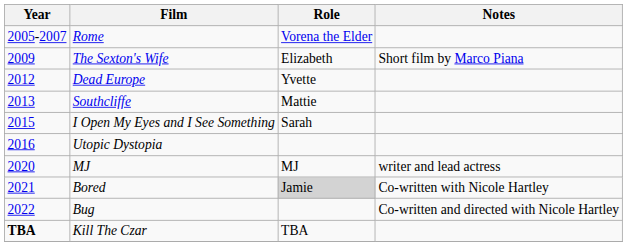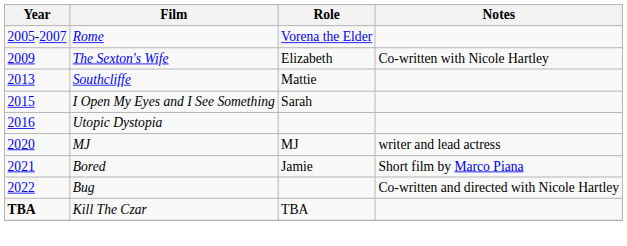(451, 58) Short film by Marco Piana -> (464, 58) Co-written with Nicole Hartley
- row: (109, 79)
(297, 187) lightgrey background -> (297, 166) no background
(464, 187) Co-written with Nicole Hartley -> (451, 166) Short film by Marco Piana
